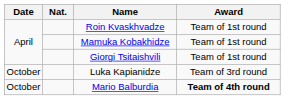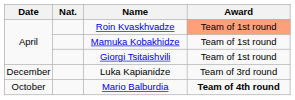(229, 27) no background -> (239, 27) lightsalmon background
(23, 72) October -> (28, 72) December
